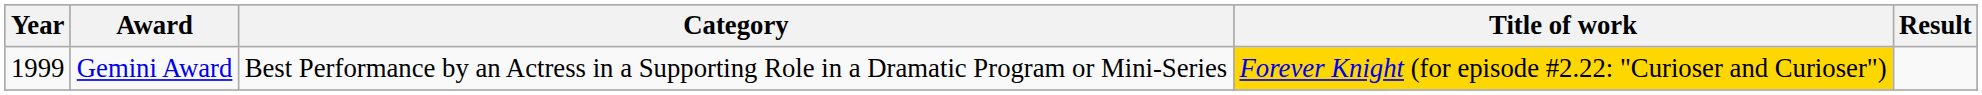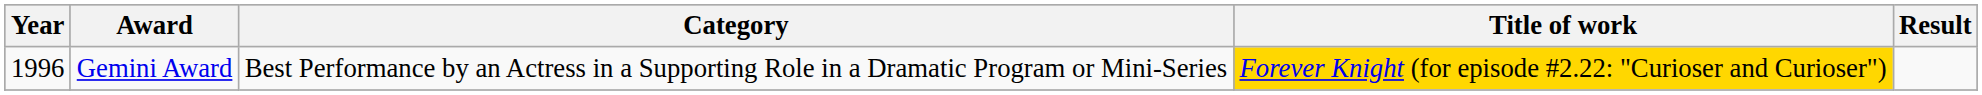(38, 68) 1999 -> (38, 68) 1996
